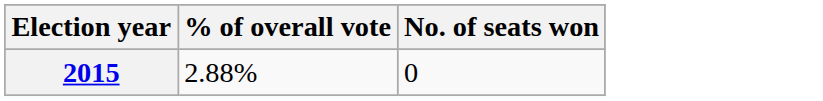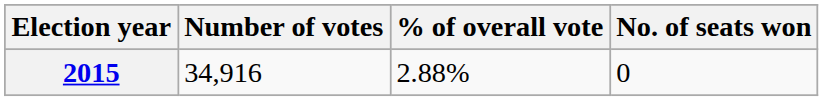+ column: (284, 26)
